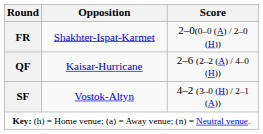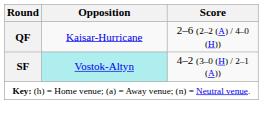- row: (23, 36)
(104, 96) no background -> (104, 66) paleturquoise background
